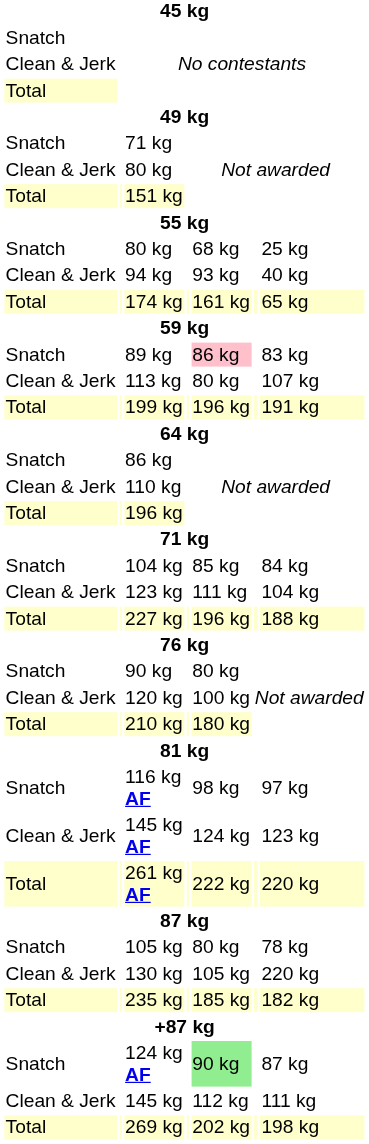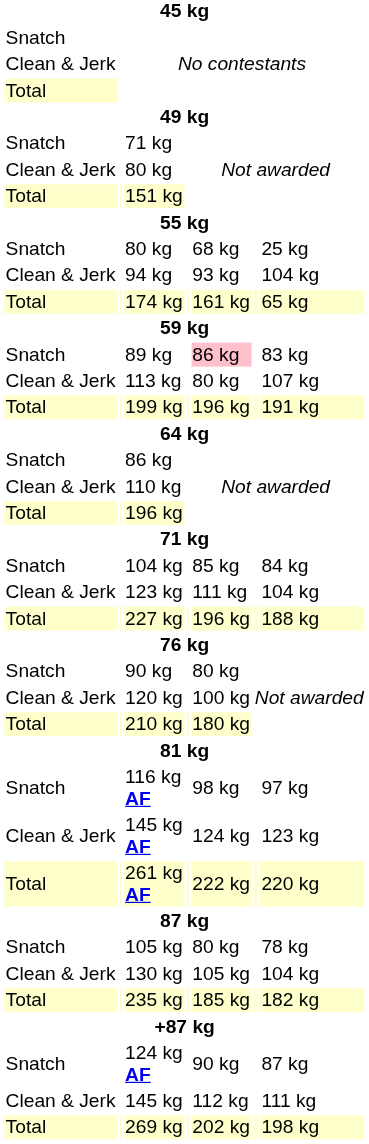(285, 275) 40 kg -> (290, 275) 104 kg
(290, 973) 220 kg -> (290, 973) 104 kg
(216, 1063) lightgreen background -> (216, 1063) no background
